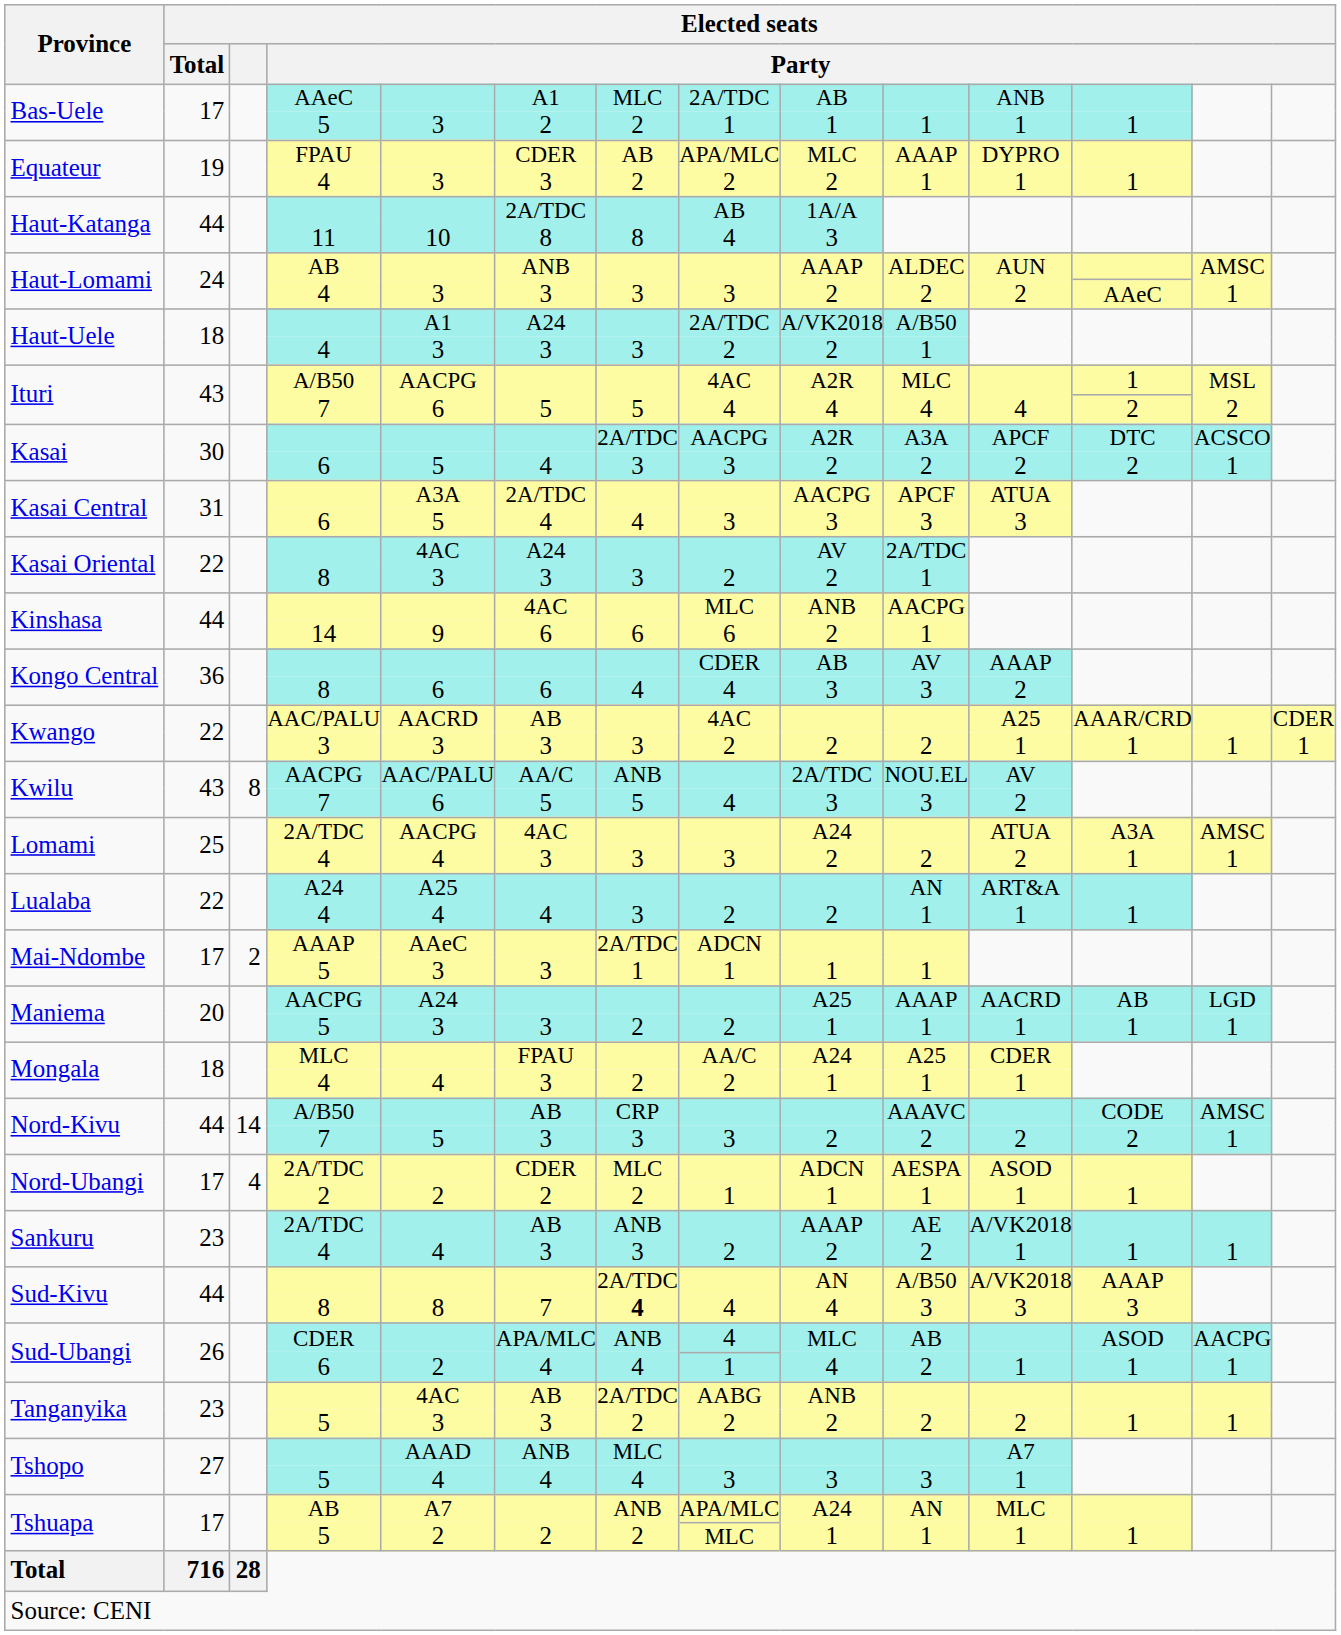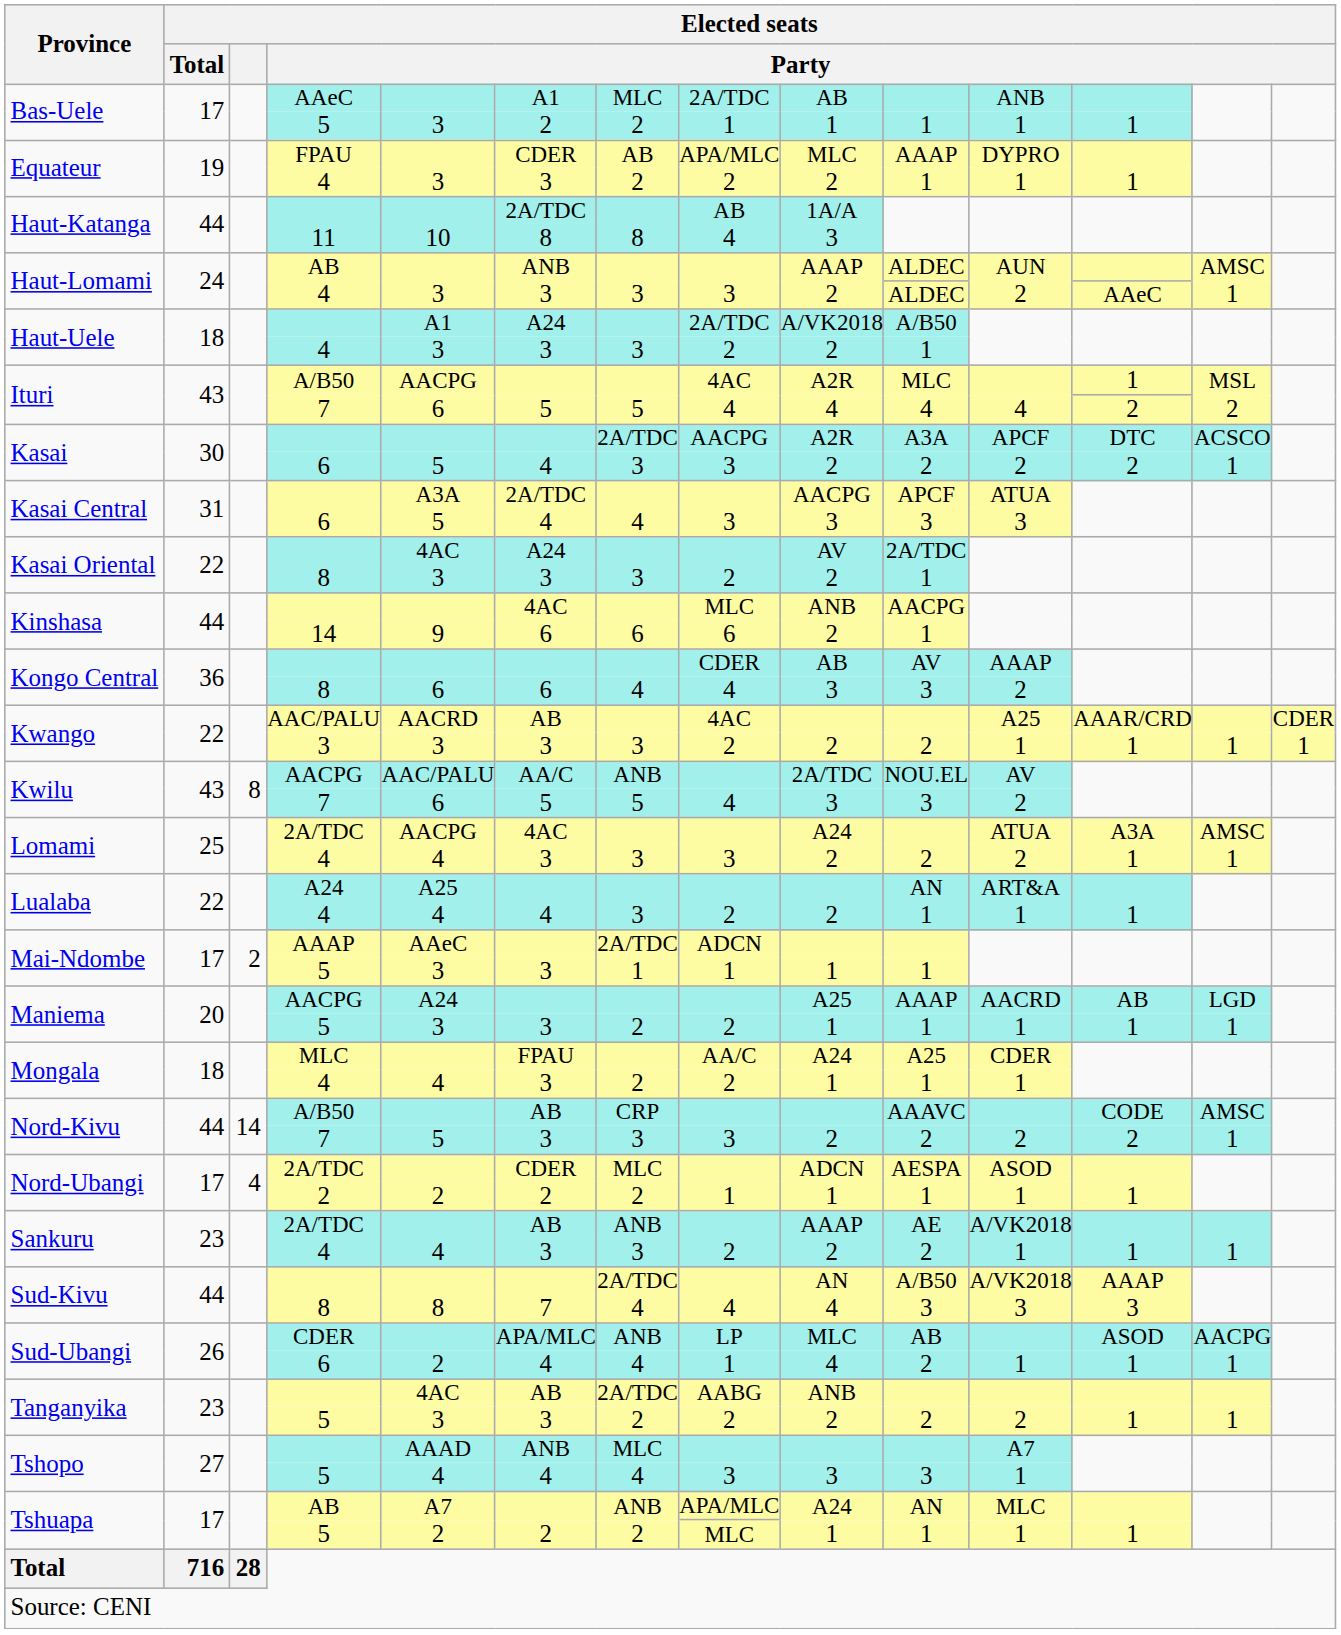(926, 293) 2 -> (926, 294) ALDEC
(638, 1307) bold -> (638, 1308) normal
(729, 1337) 4 -> (729, 1337) LP
